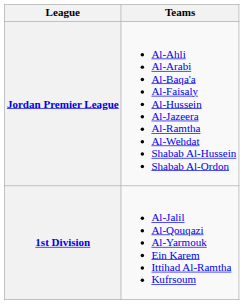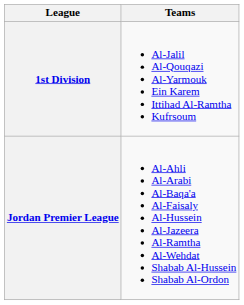rows swapped: (63, 103) <-> (63, 242)
